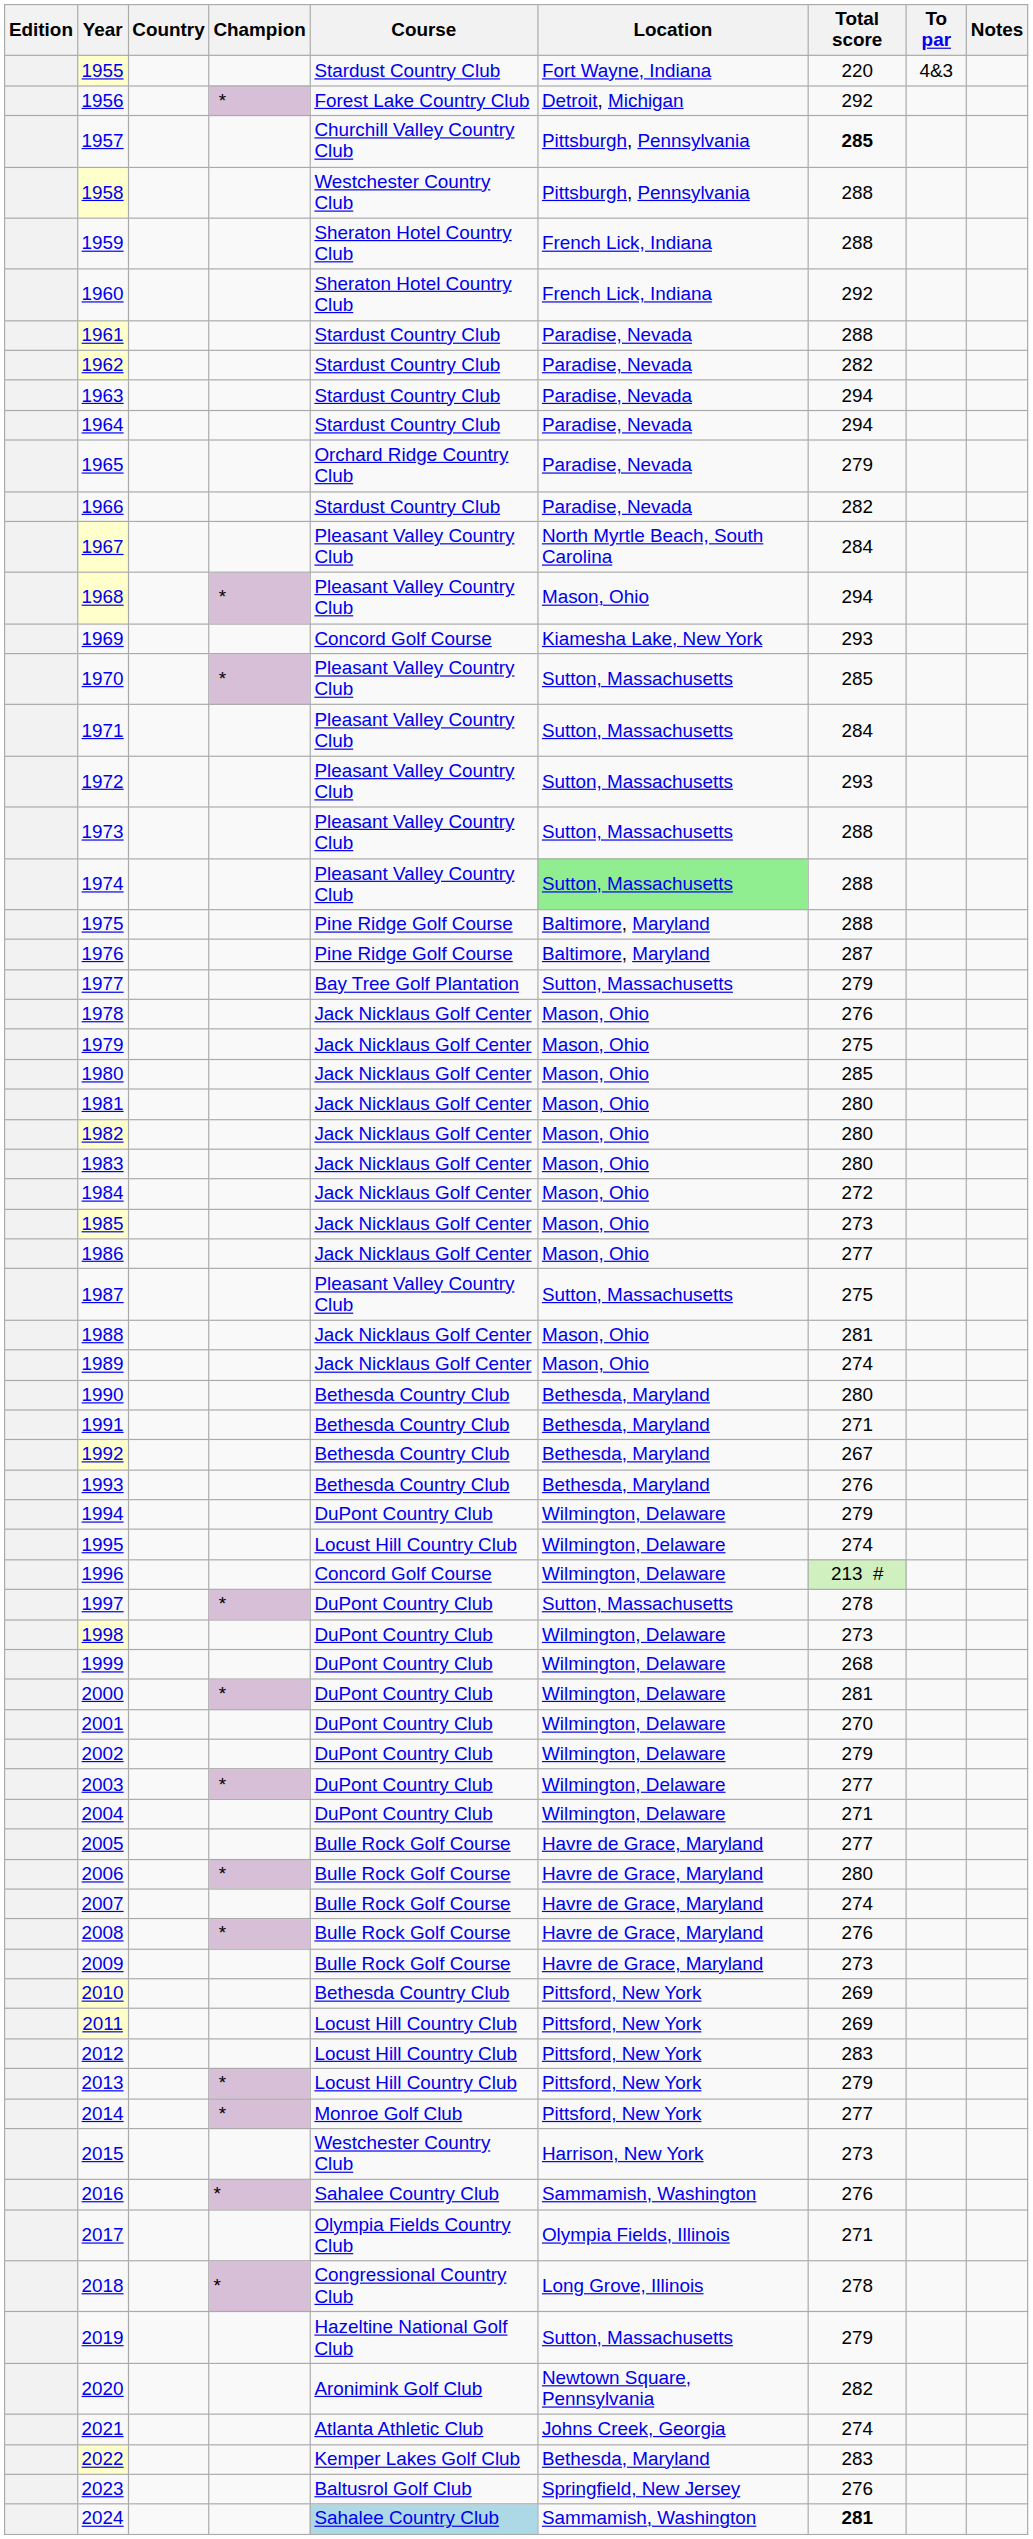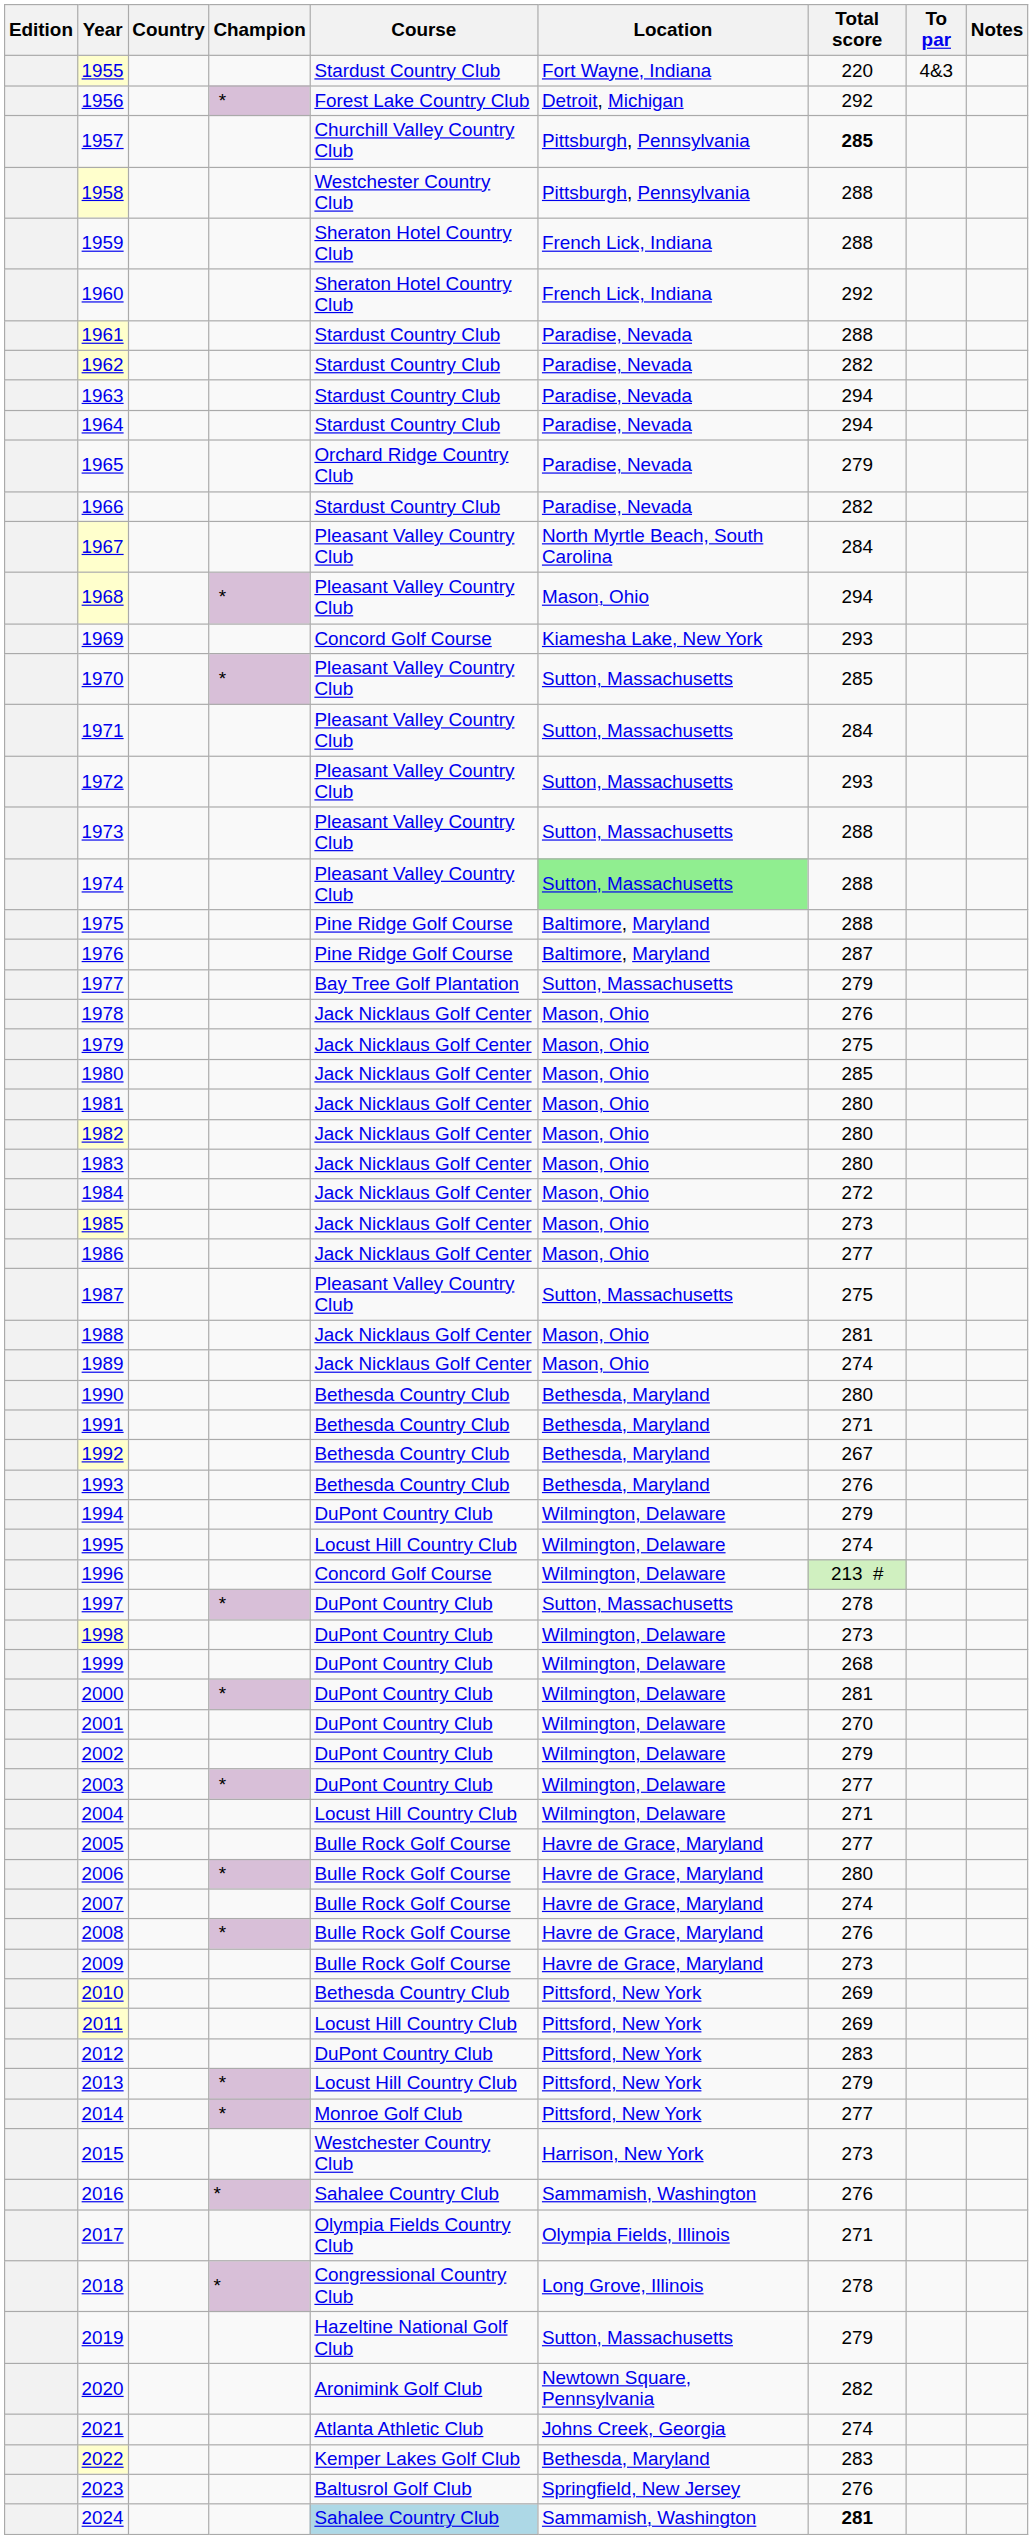(404, 1813) DuPont Country Club -> (416, 1813) Locust Hill Country Club
(416, 2053) Locust Hill Country Club -> (404, 2053) DuPont Country Club
